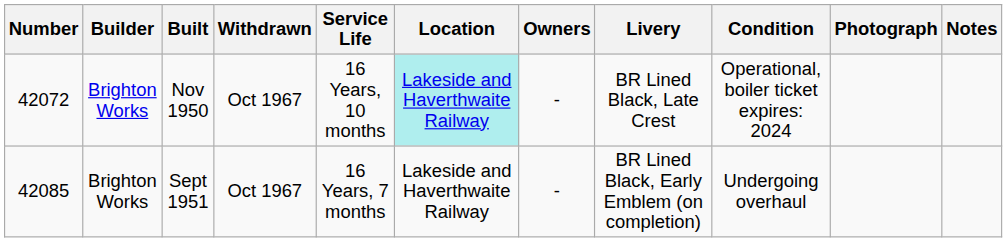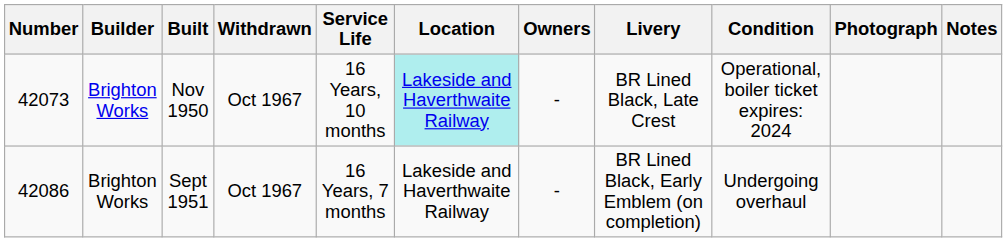(44, 100) 42072 -> (44, 100) 42073
(44, 191) 42085 -> (44, 191) 42086
